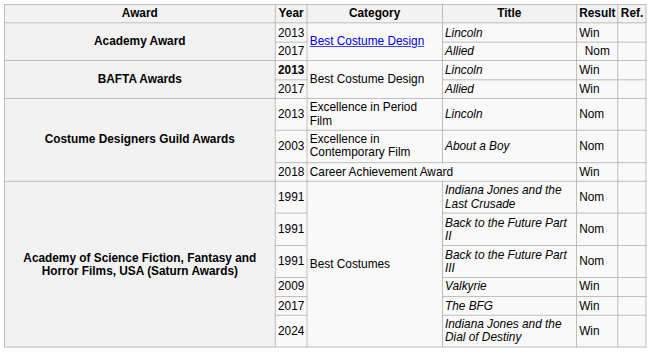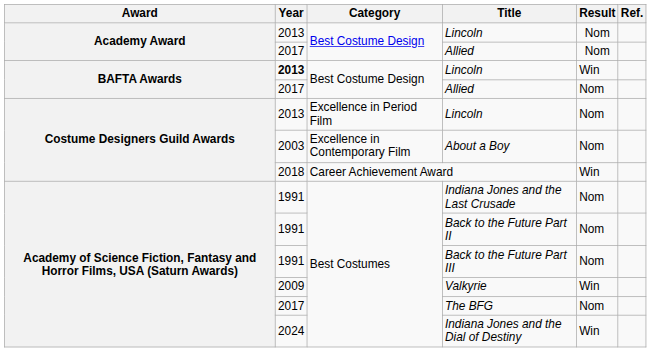(589, 32) Win -> (597, 32) Nom
(589, 88) Win -> (592, 88) Nom
(589, 305) Win -> (592, 305) Nom
